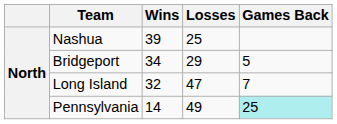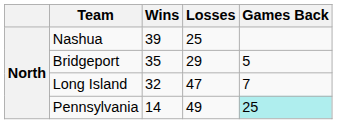(153, 61) 34 -> (153, 61) 35
